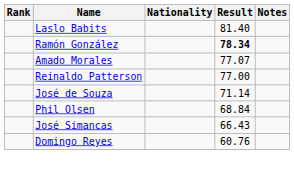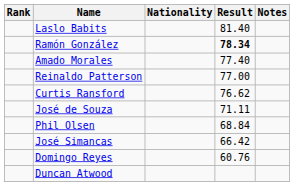(235, 61) 77.07 -> (235, 61) 77.40
+ row: (80, 93)
(235, 93) 71.14 -> (235, 109) 71.11
(235, 125) 66.43 -> (235, 141) 66.42
+ row: (74, 173)
